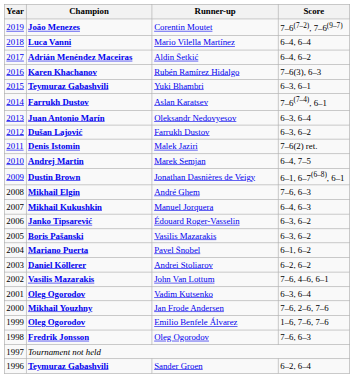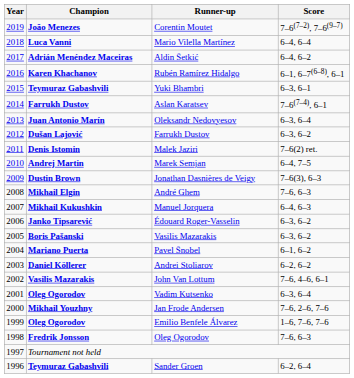(301, 72) 7–6(3), 6–3 -> (312, 73) 6–1, 6–7(6–8), 6–1
(312, 177) 6–1, 6–7(6–8), 6–1 -> (301, 178) 7–6(3), 6–3
